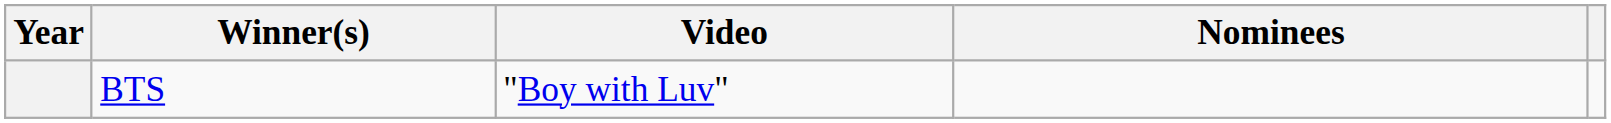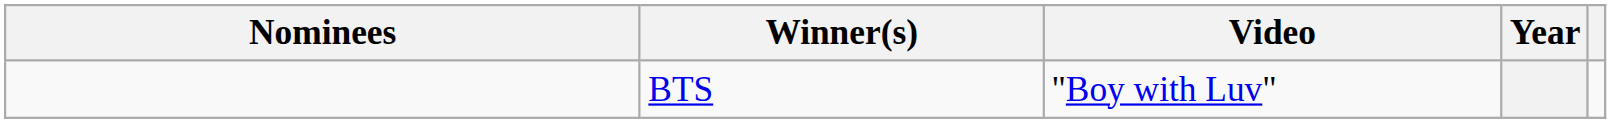columns swapped: (49, 32) <-> (1271, 32)
